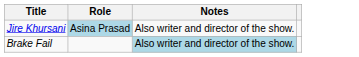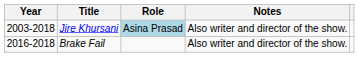+ column: (31, 12)
(215, 44) lightblue background -> (267, 44) no background
